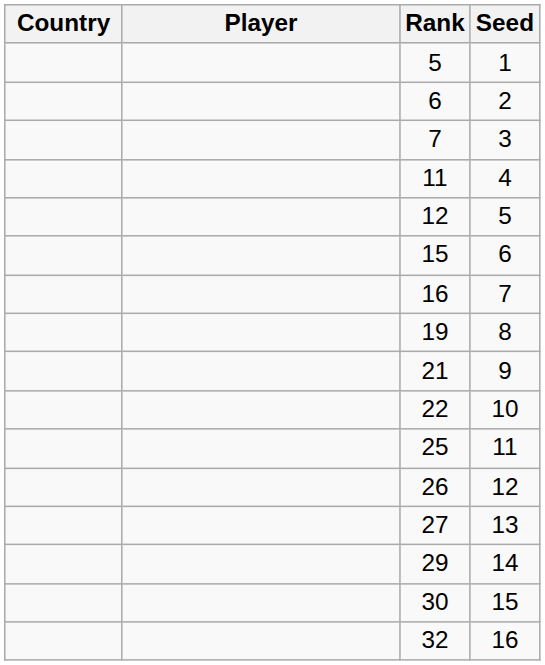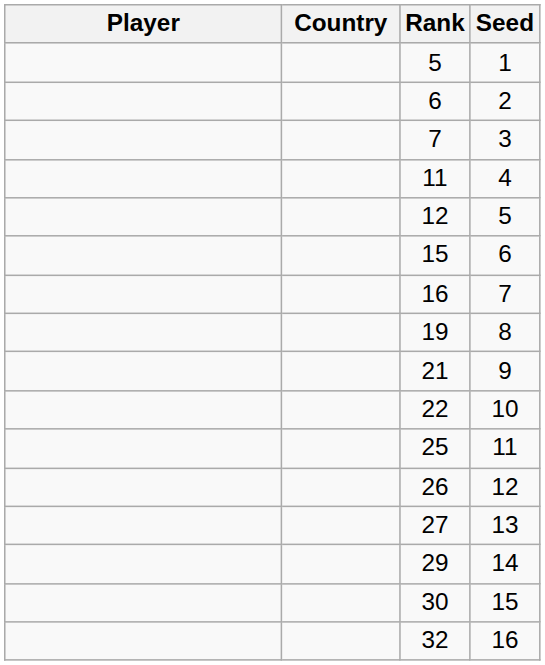columns swapped: (64, 23) <-> (261, 23)
